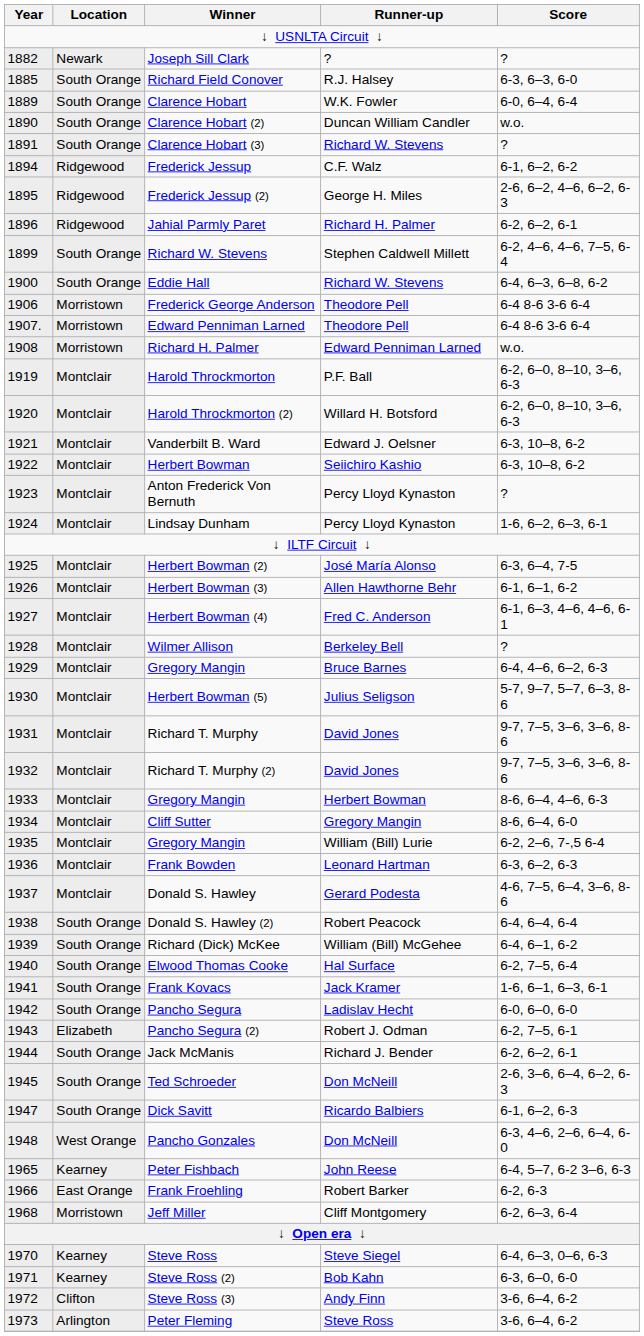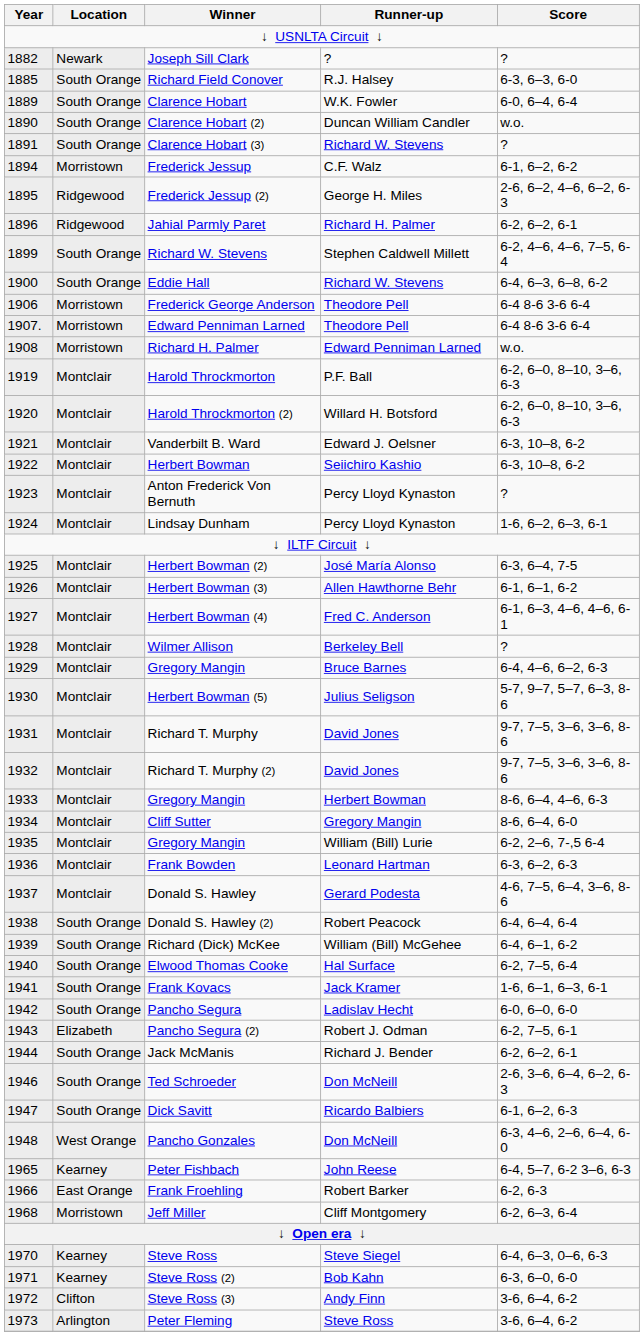(90, 166) Ridgewood -> (90, 166) Morristown
(23, 1081) 1945 -> (23, 1081) 1946
